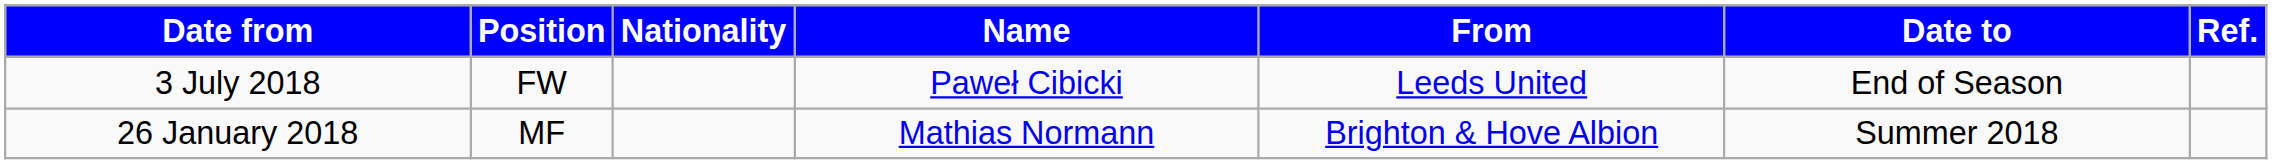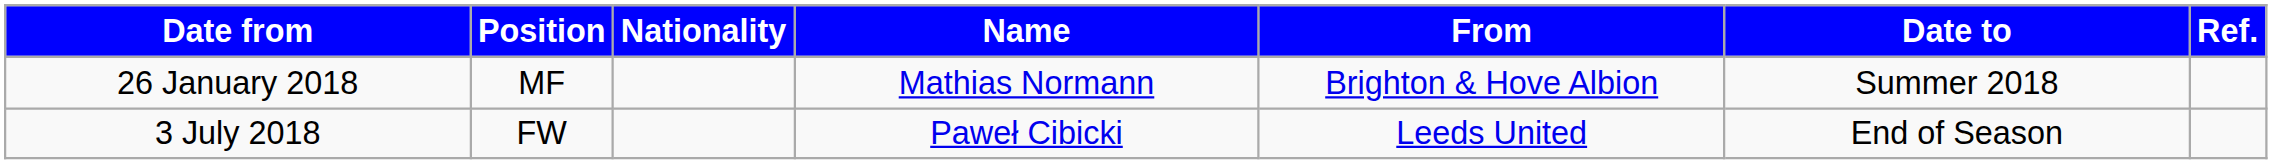rows swapped: (238, 133) <-> (238, 82)
